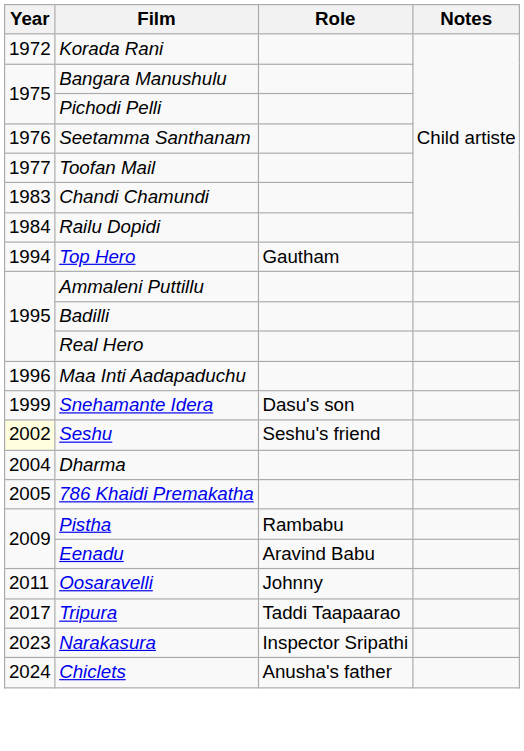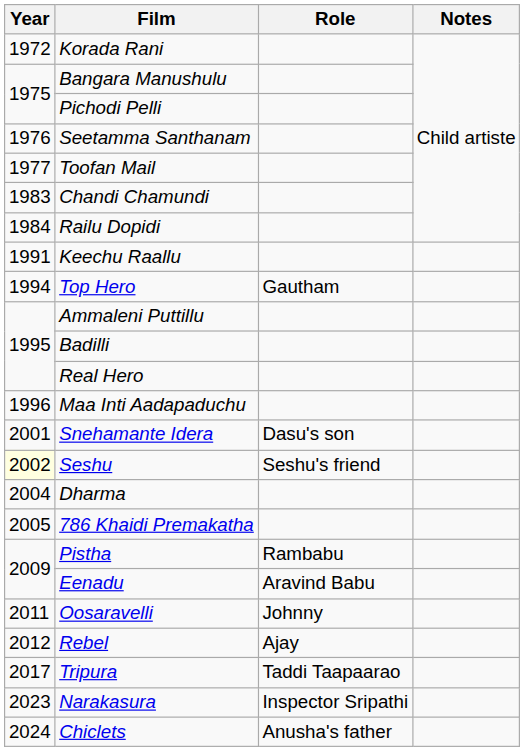+ row: (120, 256)
(30, 405) 1999 -> (30, 434) 2001
+ row: (84, 642)
